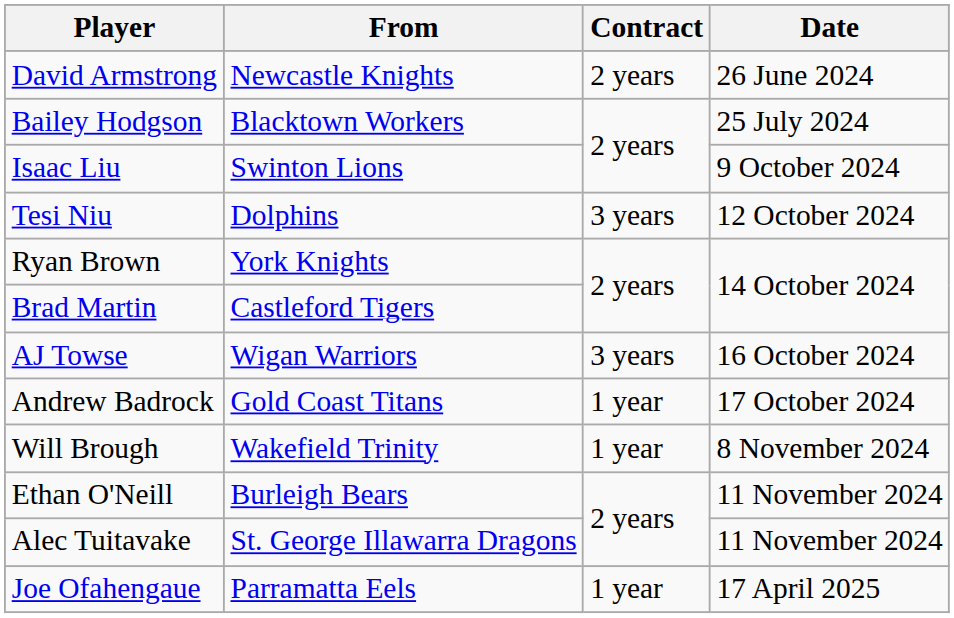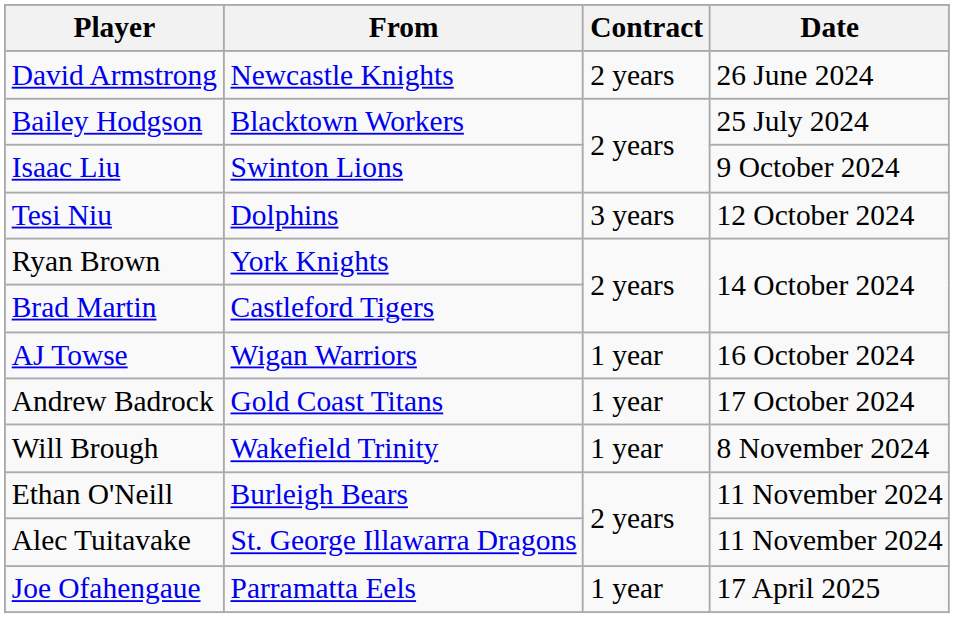(632, 354) 3 years -> (627, 354) 1 year
